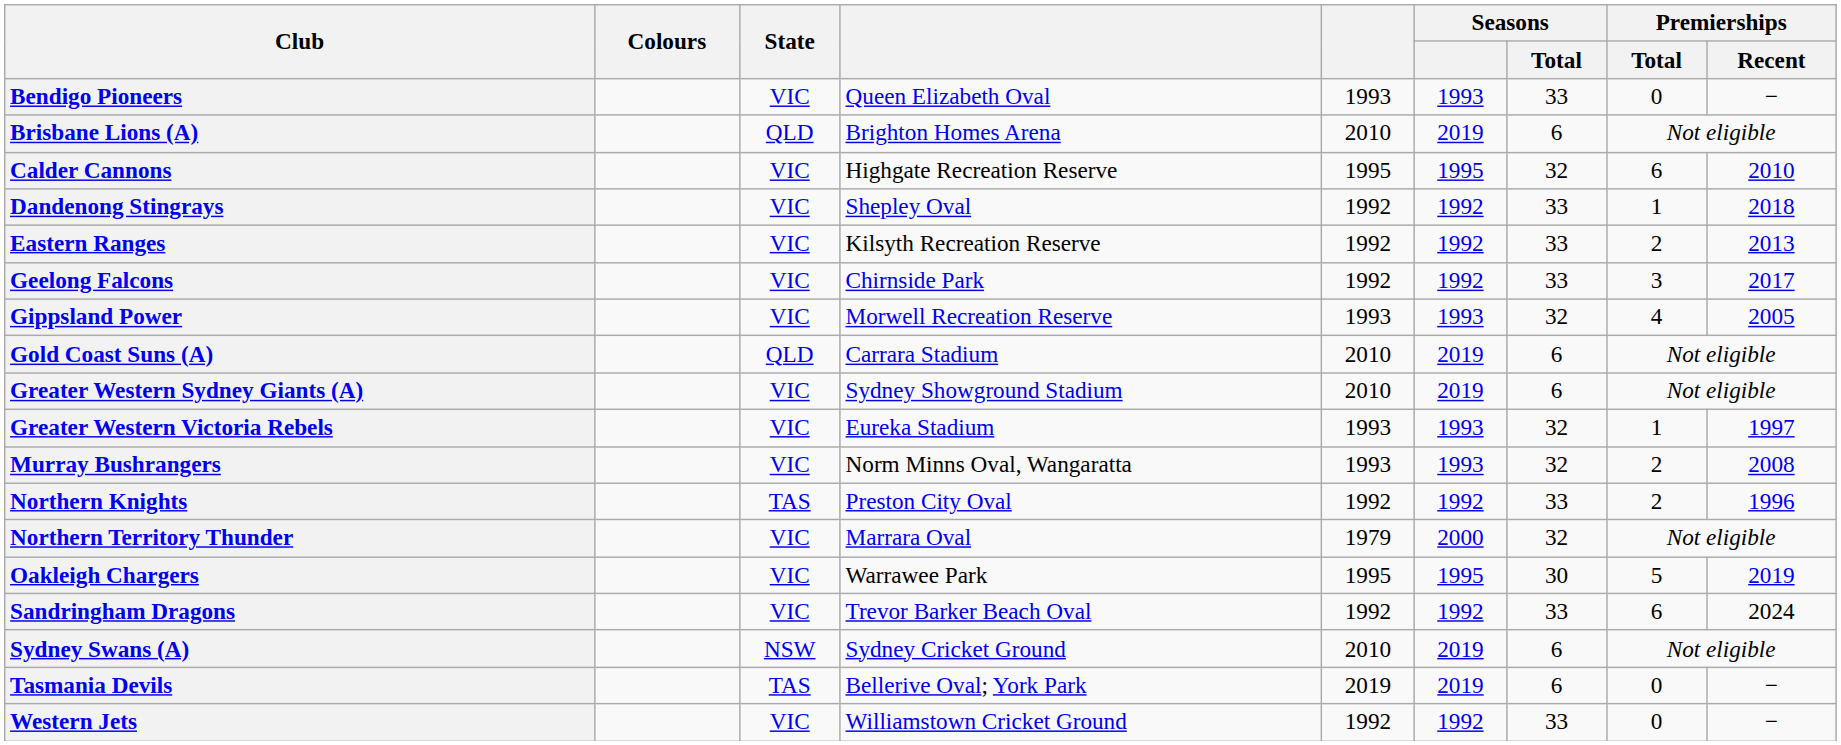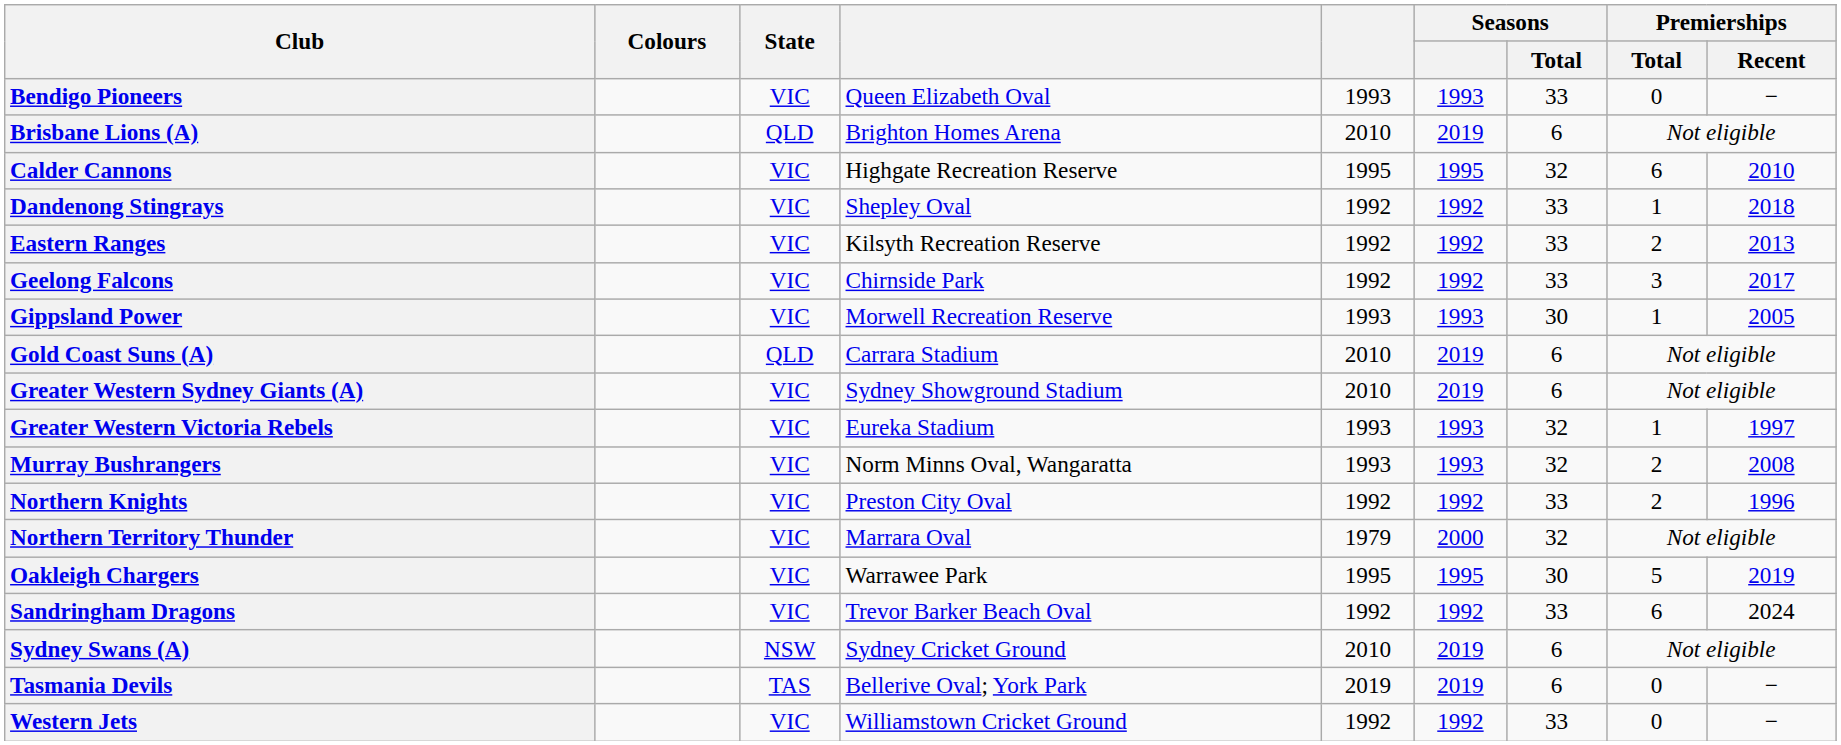(1556, 317) 32 -> (1556, 317) 30
(1657, 317) 4 -> (1657, 317) 1
(790, 501) TAS -> (790, 501) VIC
